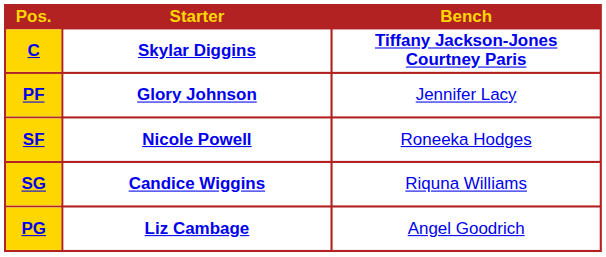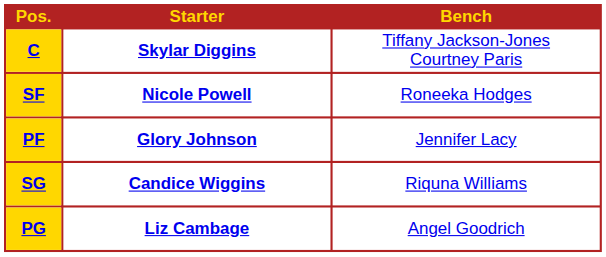(466, 50) bold -> (466, 50) normal
rows swapped: (34, 95) <-> (34, 139)
